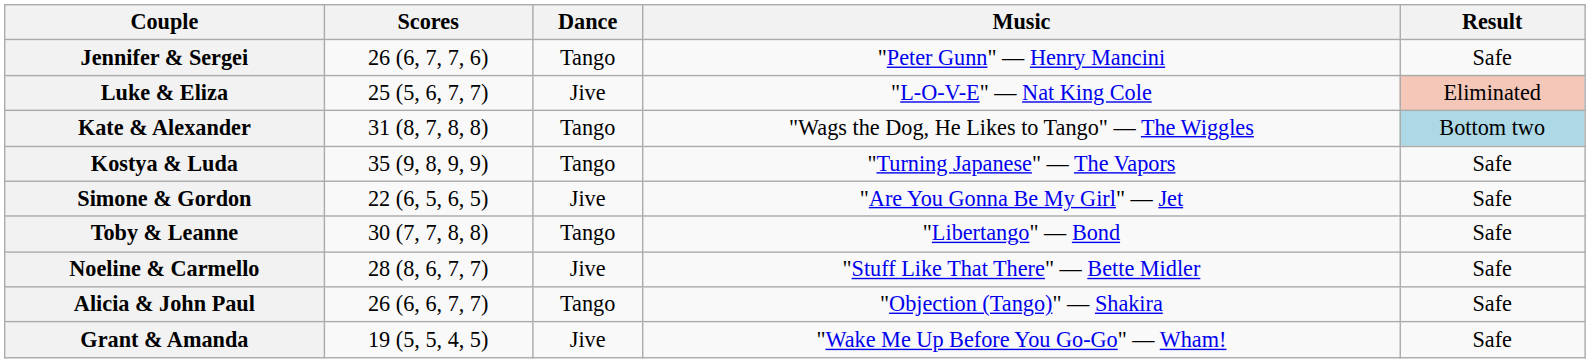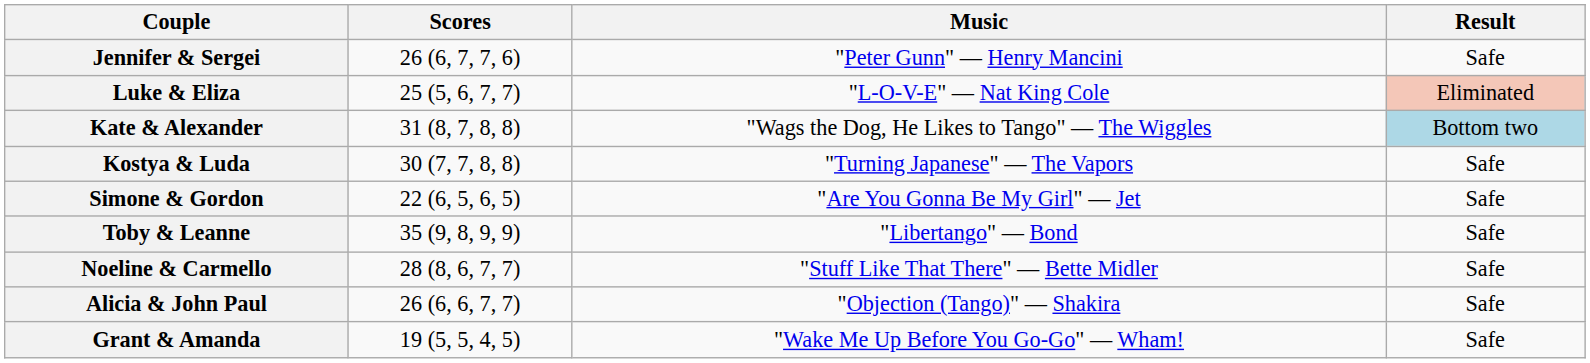- column: (588, 22)
(428, 163) 35 (9, 8, 9, 9) -> (460, 163) 30 (7, 7, 8, 8)
(428, 233) 30 (7, 7, 8, 8) -> (460, 233) 35 (9, 8, 9, 9)
